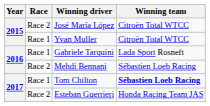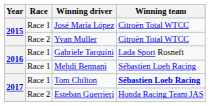(39, 24) Race 2 -> (39, 24) Race 1
(39, 38) Race 1 -> (39, 38) Race 2
(39, 66) Race 2 -> (39, 66) Race 1
